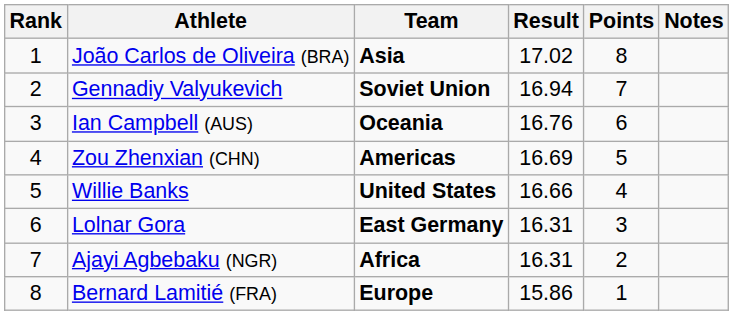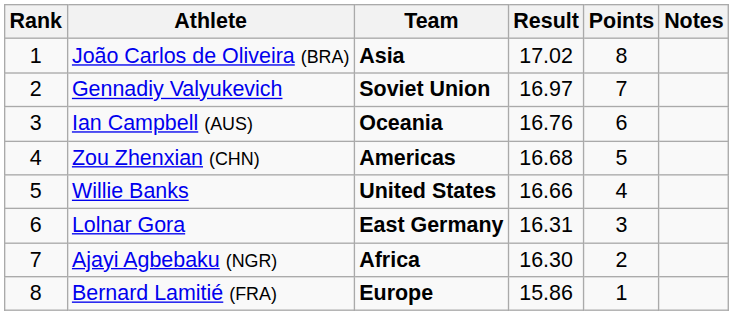(546, 89) 16.94 -> (546, 89) 16.97
(546, 157) 16.69 -> (546, 157) 16.68
(546, 259) 16.31 -> (546, 259) 16.30
